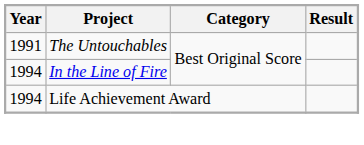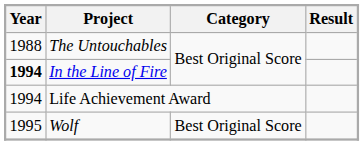(26, 45) 1991 -> (26, 45) 1988
(26, 72) normal -> (26, 72) bold
+ row: (64, 125)
